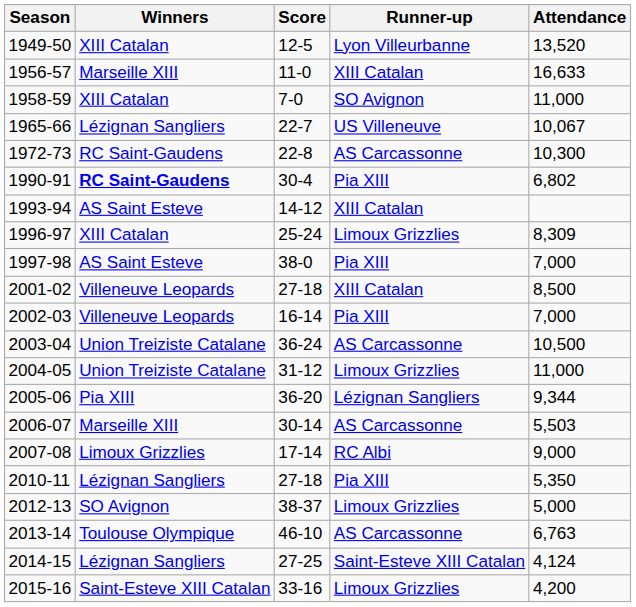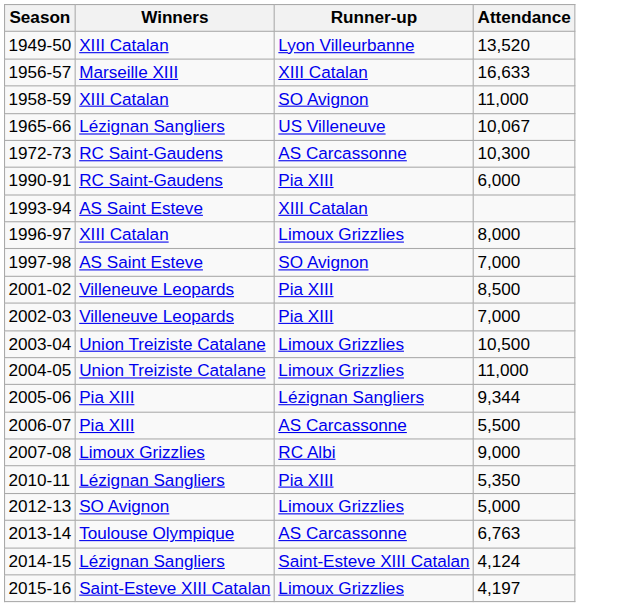- column: (302, 18)
(154, 180) bold -> (151, 180) normal
(554, 180) 6,802 -> (499, 180) 6,000
(554, 235) 8,309 -> (499, 235) 8,000
(361, 262) Pia XIII -> (323, 262) SO Avignon
(379, 289) XIII Catalan -> (306, 289) Pia XIII
(398, 343) AS Carcassonne -> (341, 343) Limoux Grizzlies
(129, 425) Marseille XIII -> (107, 425) Pia XIII
(554, 425) 5,503 -> (499, 425) 5,500
(554, 588) 4,200 -> (499, 588) 4,197
